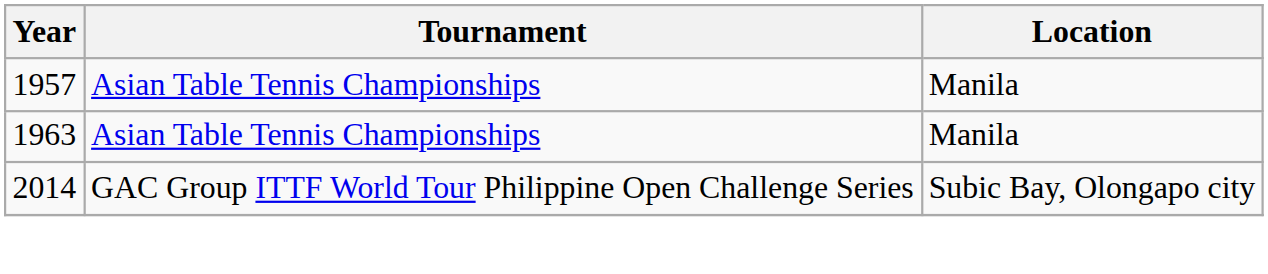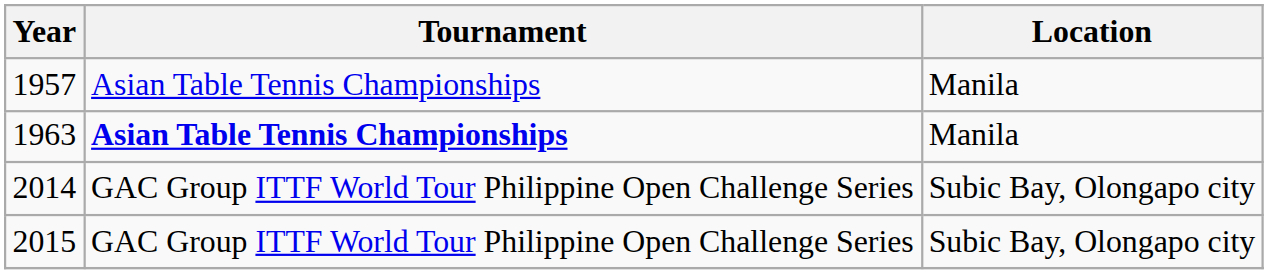(316, 136) normal -> (329, 136) bold
+ row: (44, 241)
